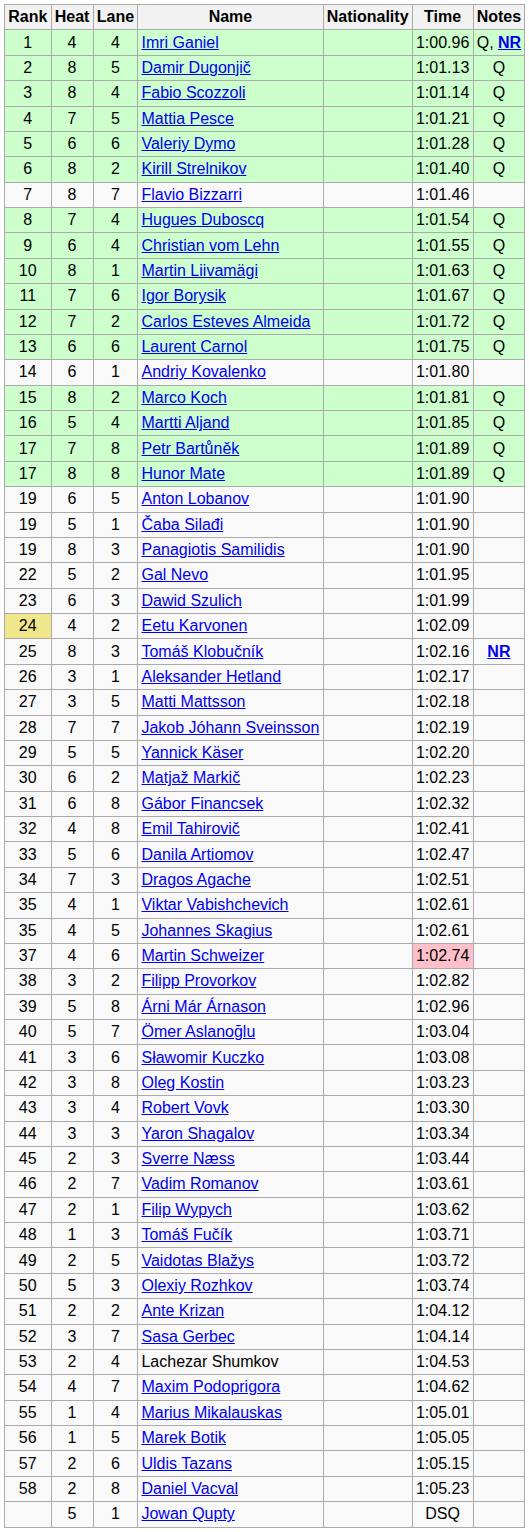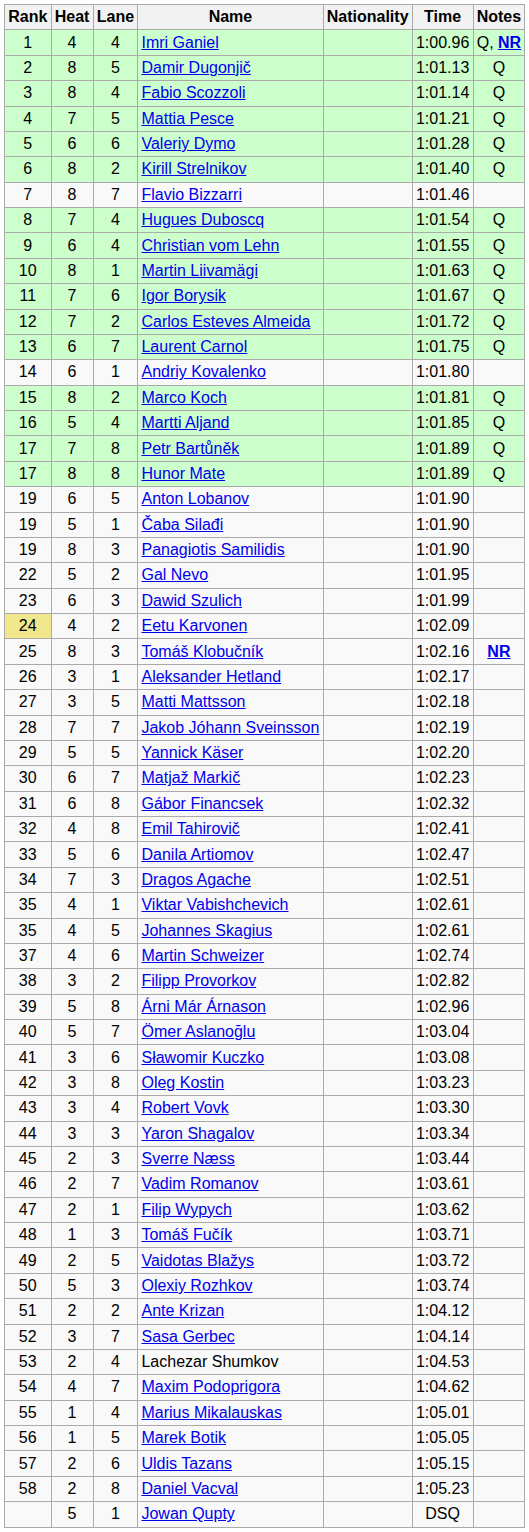(115, 347) 6 -> (115, 347) 7
(115, 778) 2 -> (115, 778) 7
(443, 956) pink background -> (443, 956) no background
